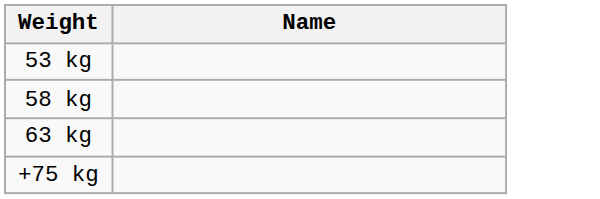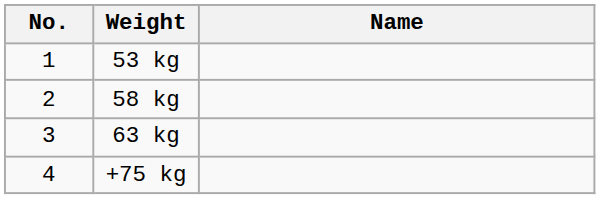+ column: (49, 24)
